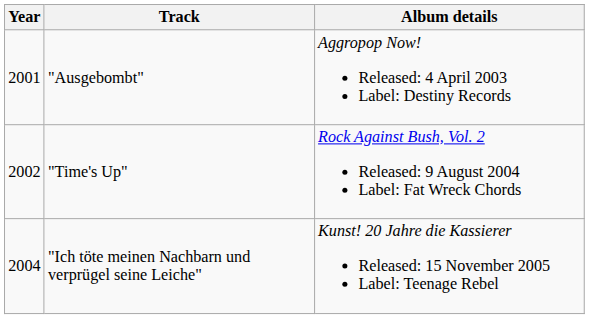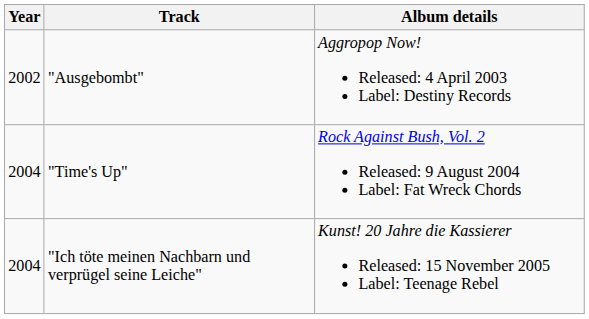(24, 77) 2001 -> (24, 77) 2002
(24, 171) 2002 -> (24, 171) 2004
